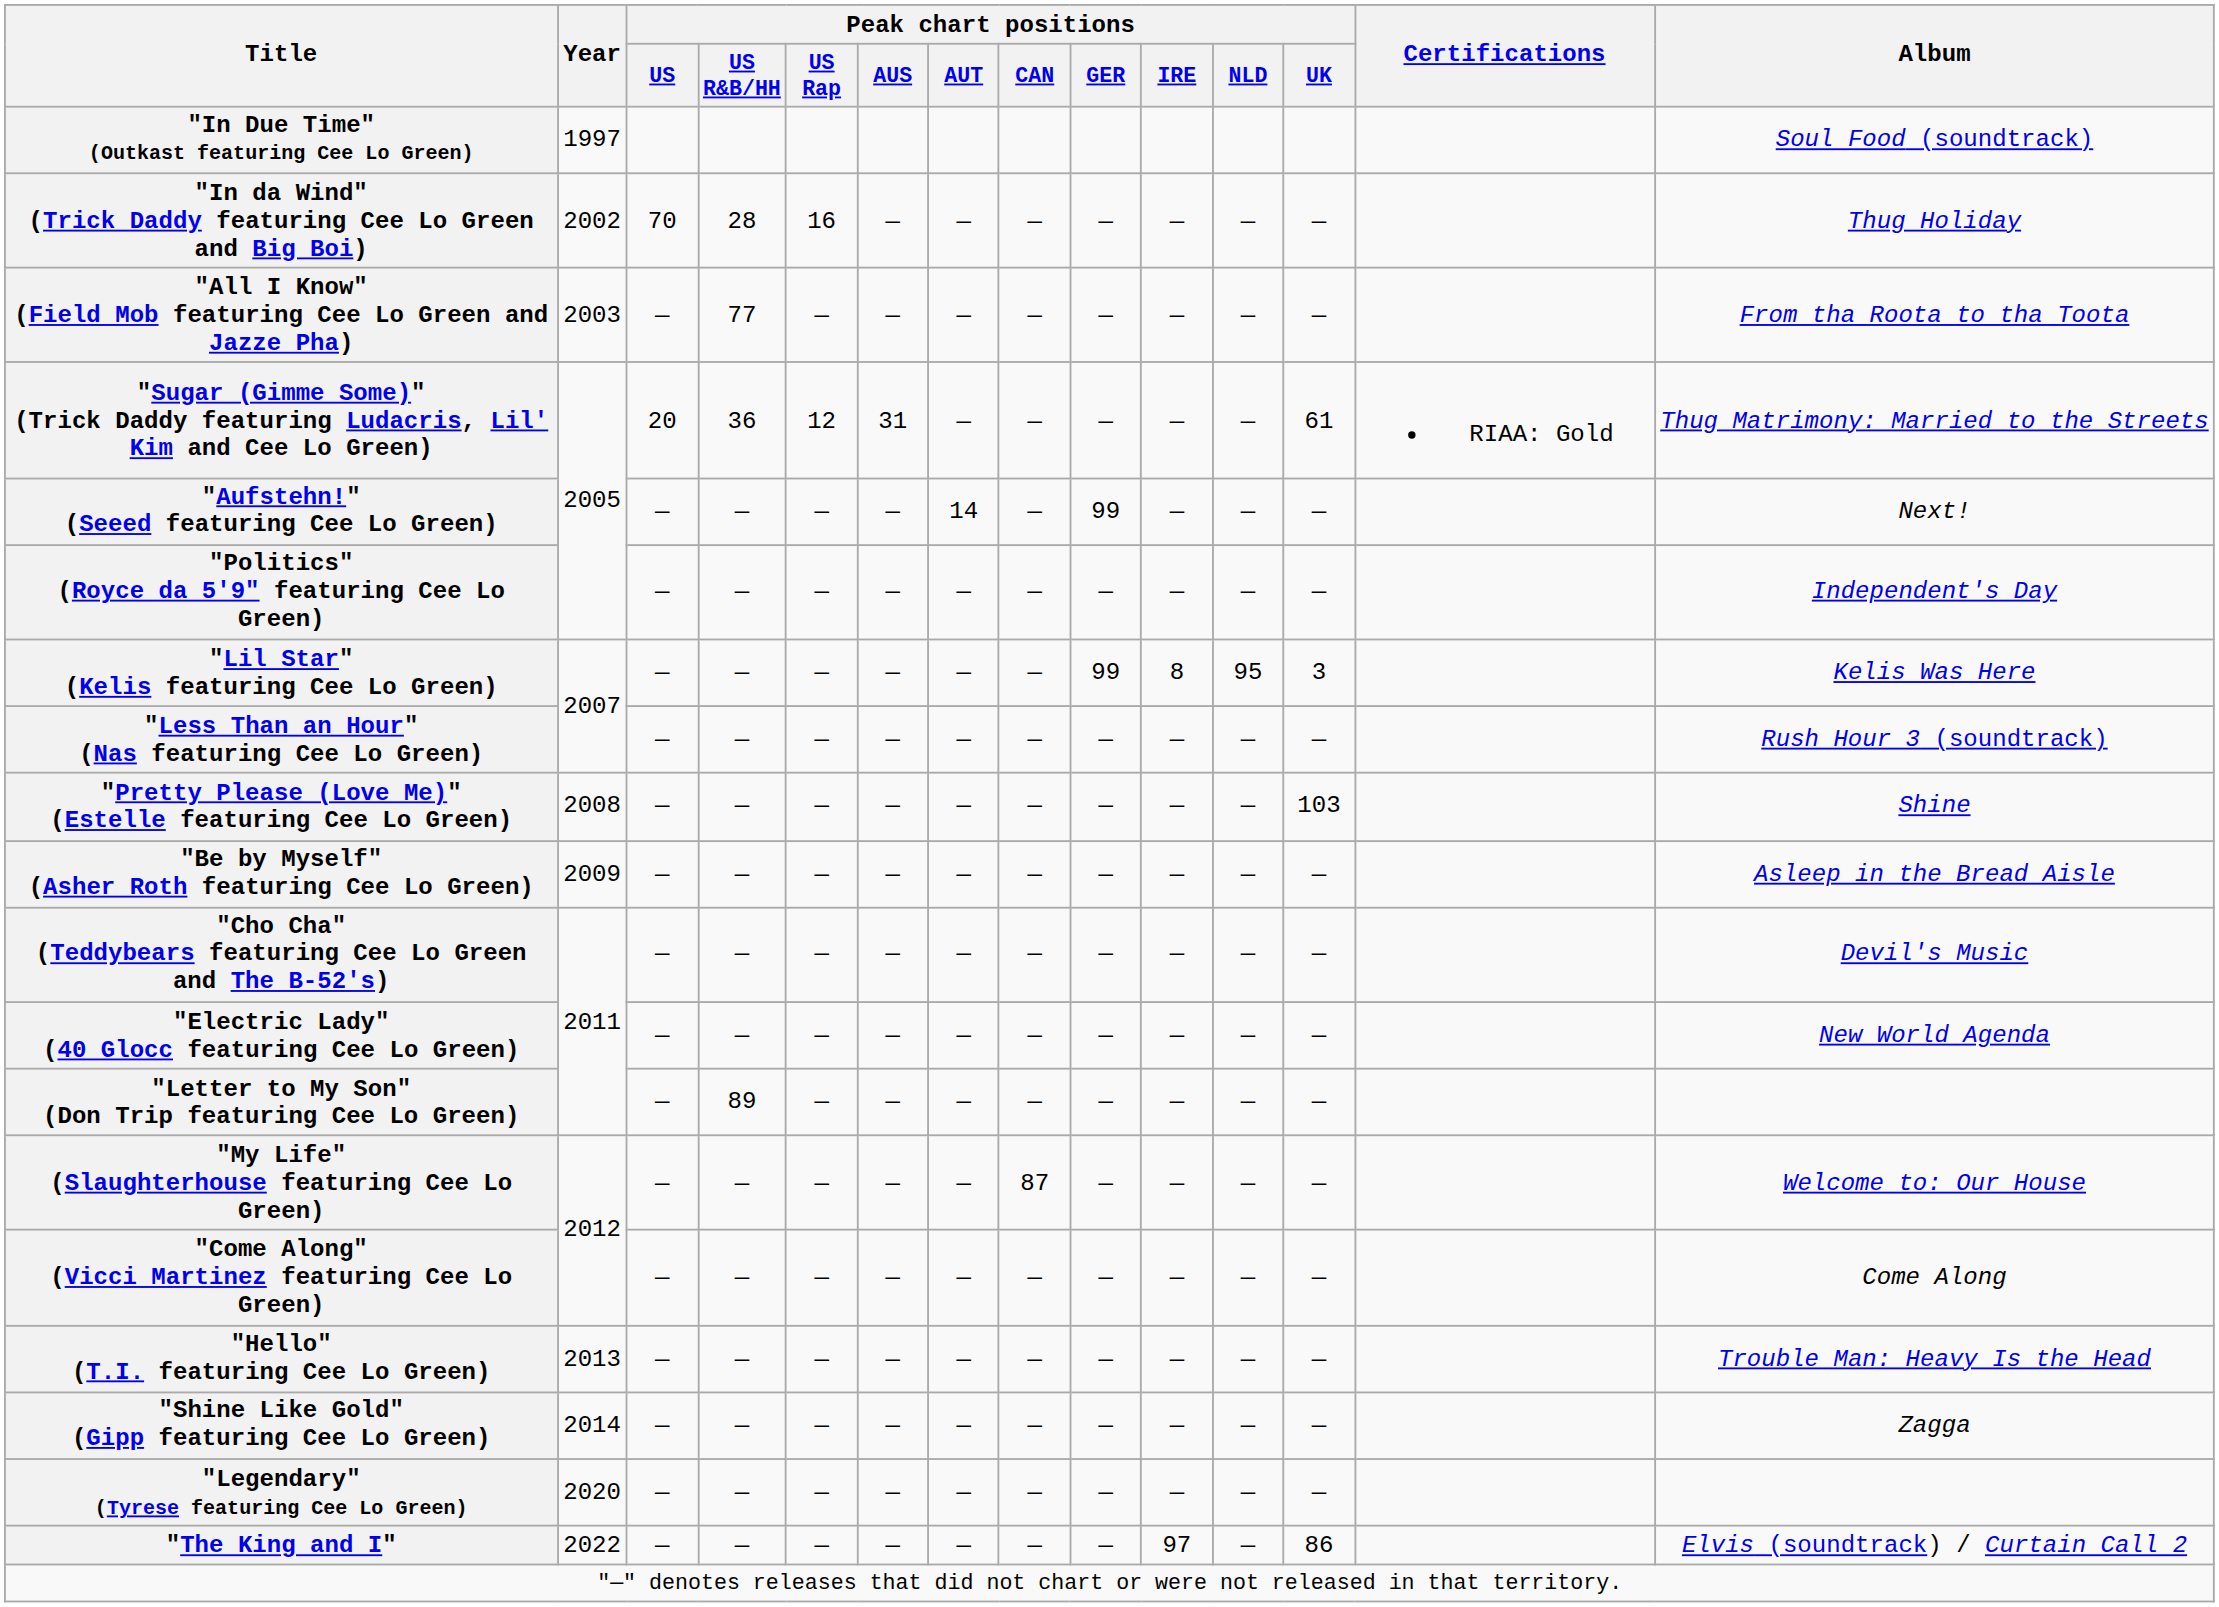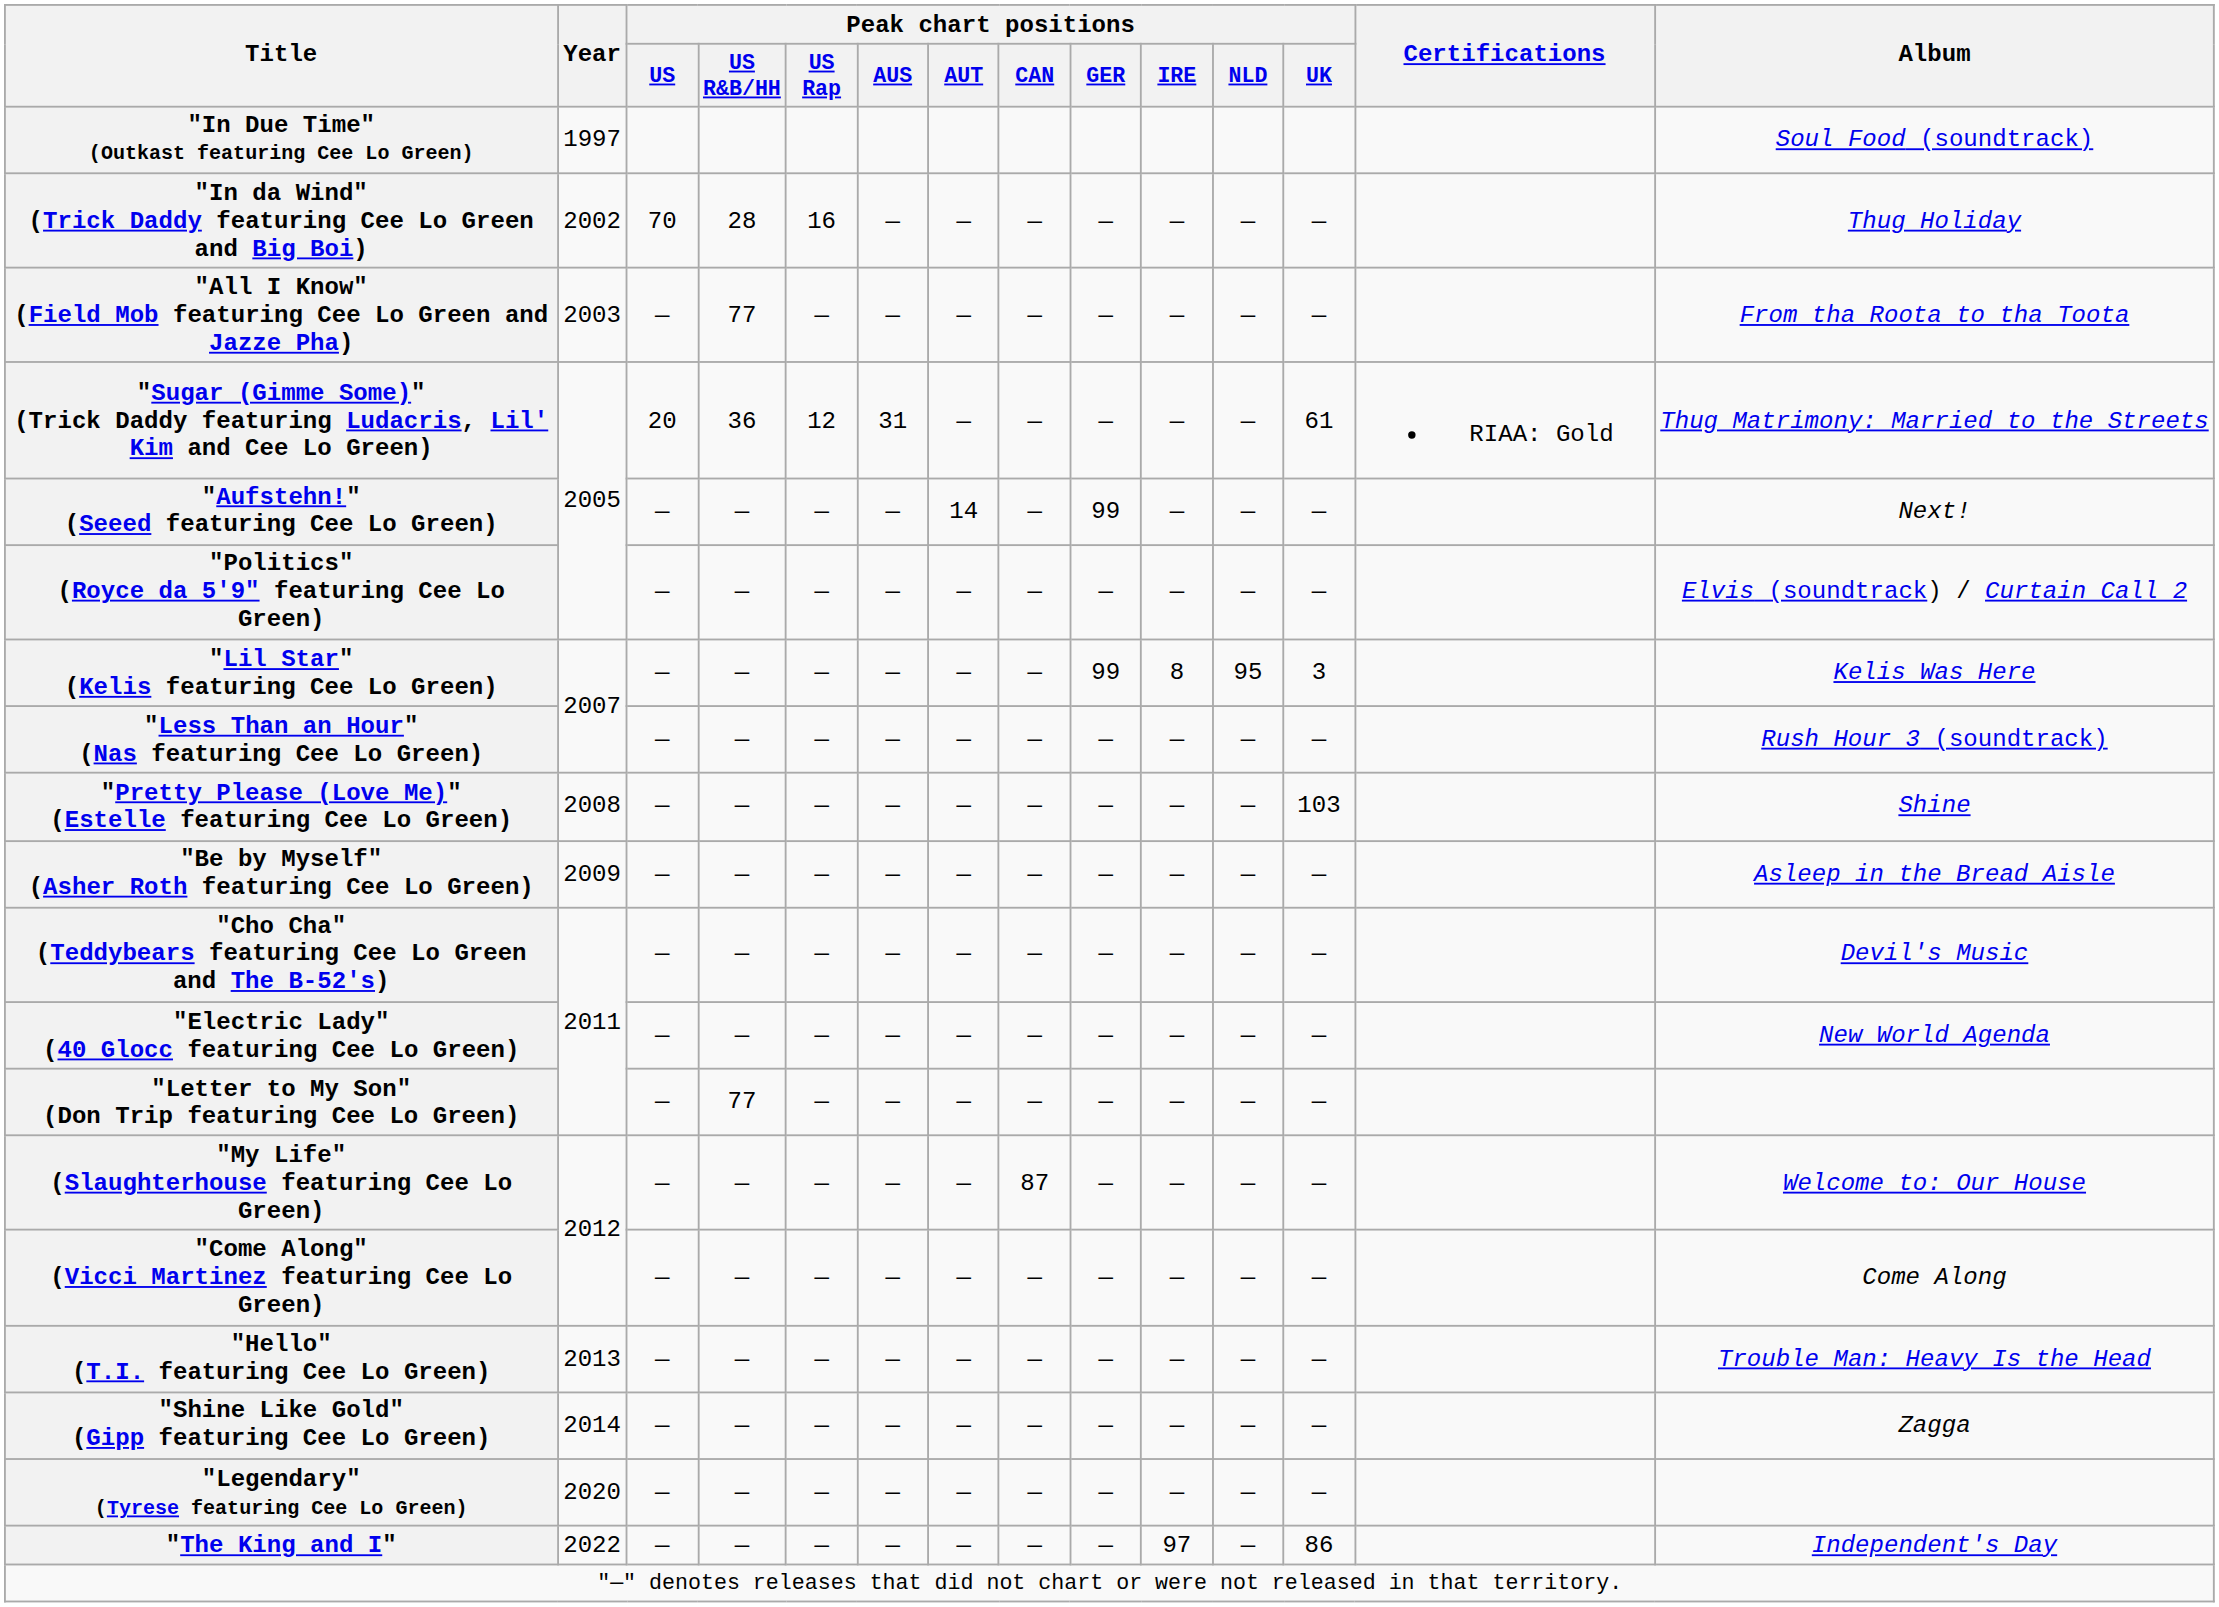(1934, 592) Independent's Day -> (1934, 592) Elvis (soundtrack) / Curtain Call 2
(742, 1102) 89 -> (742, 1102) 77
(1934, 1546) Elvis (soundtrack) / Curtain Call 2 -> (1934, 1546) Independent's Day
